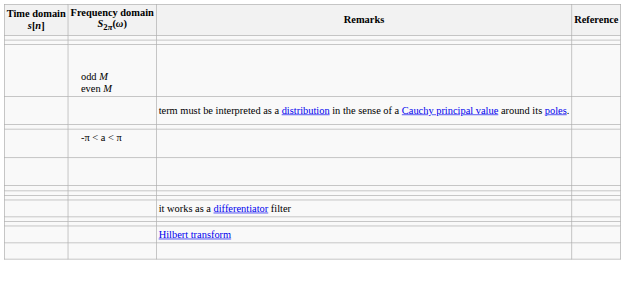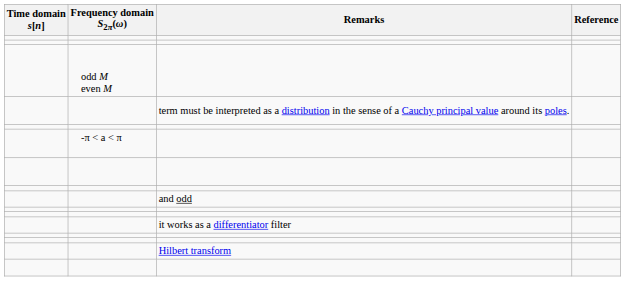+ row: (112, 199)
